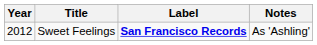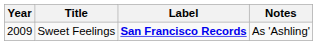(20, 31) 2012 -> (20, 31) 2009
